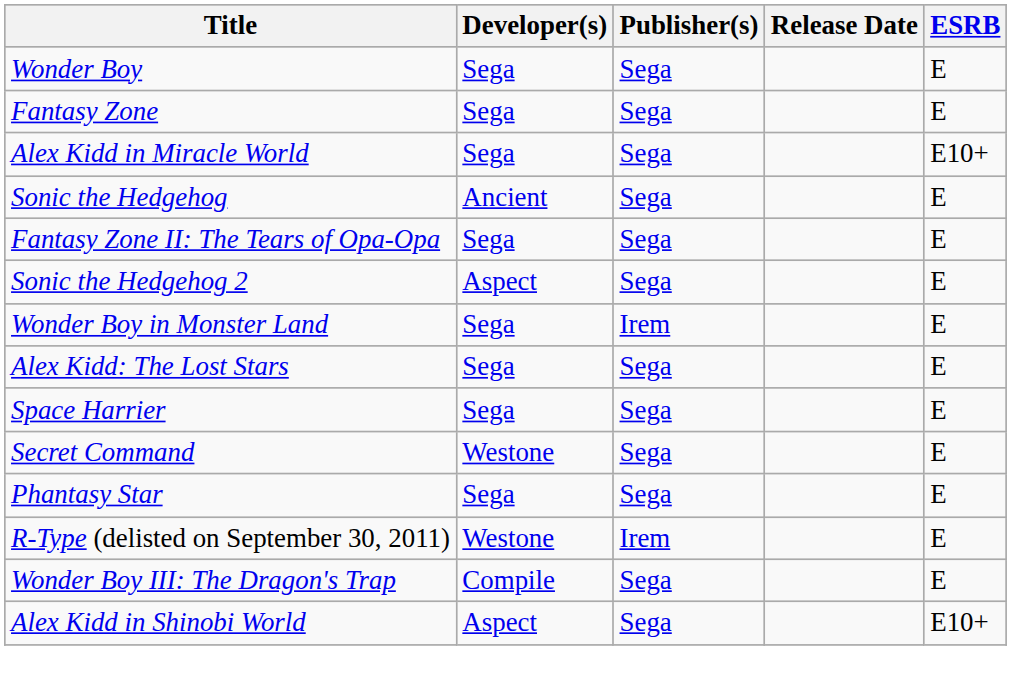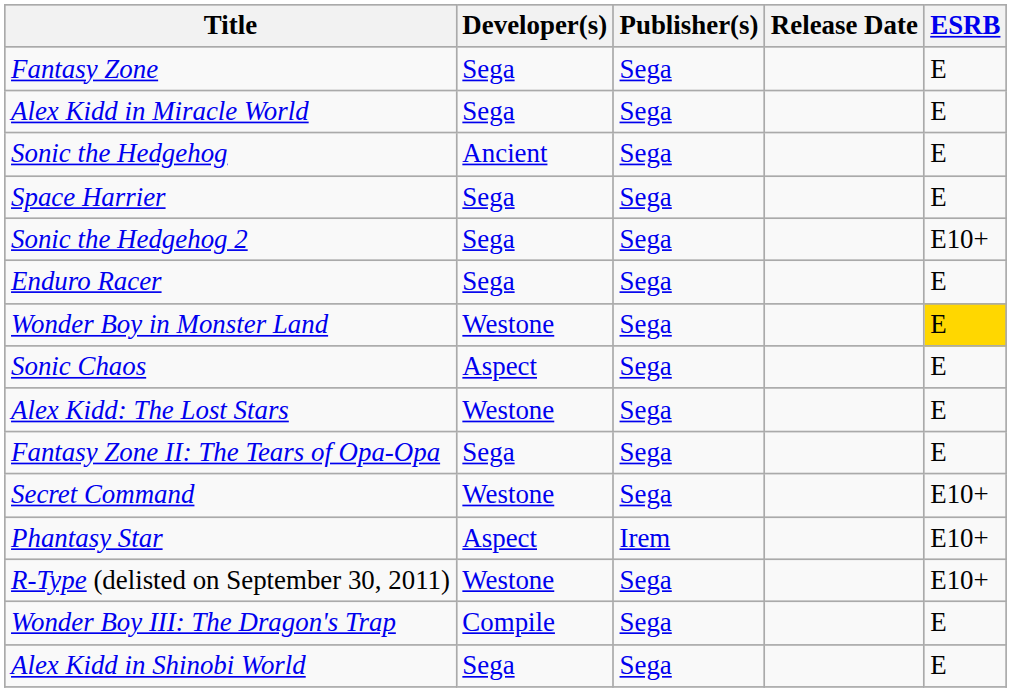- row: (77, 68)
(959, 153) E10+ -> (938, 111) E
rows swapped: (88, 409) <-> (226, 238)
(500, 281) Aspect -> (488, 238) Sega
(938, 281) E -> (959, 238) E10+
+ row: (86, 281)
(488, 324) Sega -> (508, 324) Westone
(645, 324) Irem -> (646, 324) Sega
(938, 324) no background -> (938, 324) gold background
+ row: (79, 366)
(488, 366) Sega -> (508, 409) Westone
(938, 452) E -> (959, 494) E10+
(488, 494) Sega -> (500, 537) Aspect
(646, 494) Sega -> (645, 537) Irem
(938, 494) E -> (959, 537) E10+
(645, 537) Irem -> (646, 580) Sega
(938, 537) E -> (959, 580) E10+
(500, 622) Aspect -> (488, 665) Sega
(959, 622) E10+ -> (938, 665) E
